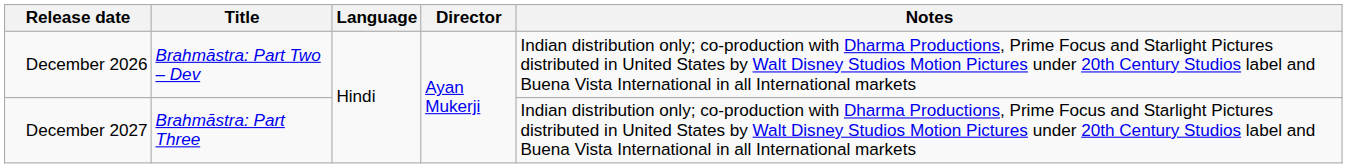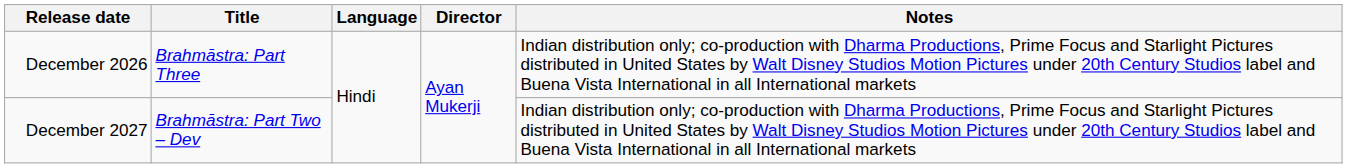(238, 64) Brahmāstra: Part Two – Dev -> (220, 64) Brahmāstra: Part Three
(220, 130) Brahmāstra: Part Three -> (238, 130) Brahmāstra: Part Two – Dev
